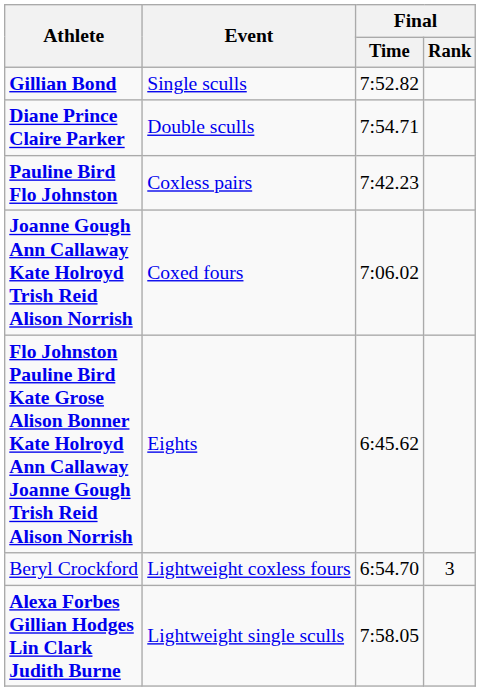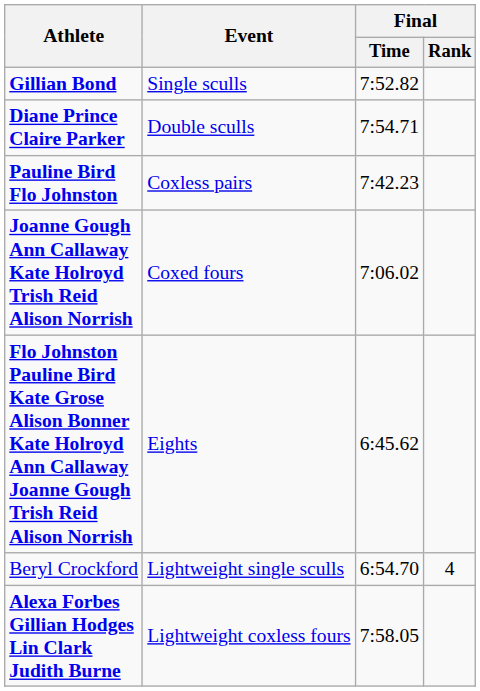(249, 569) Lightweight coxless fours -> (246, 569) Lightweight single sculls
(450, 569) 3 -> (450, 569) 4
(246, 636) Lightweight single sculls -> (249, 636) Lightweight coxless fours
